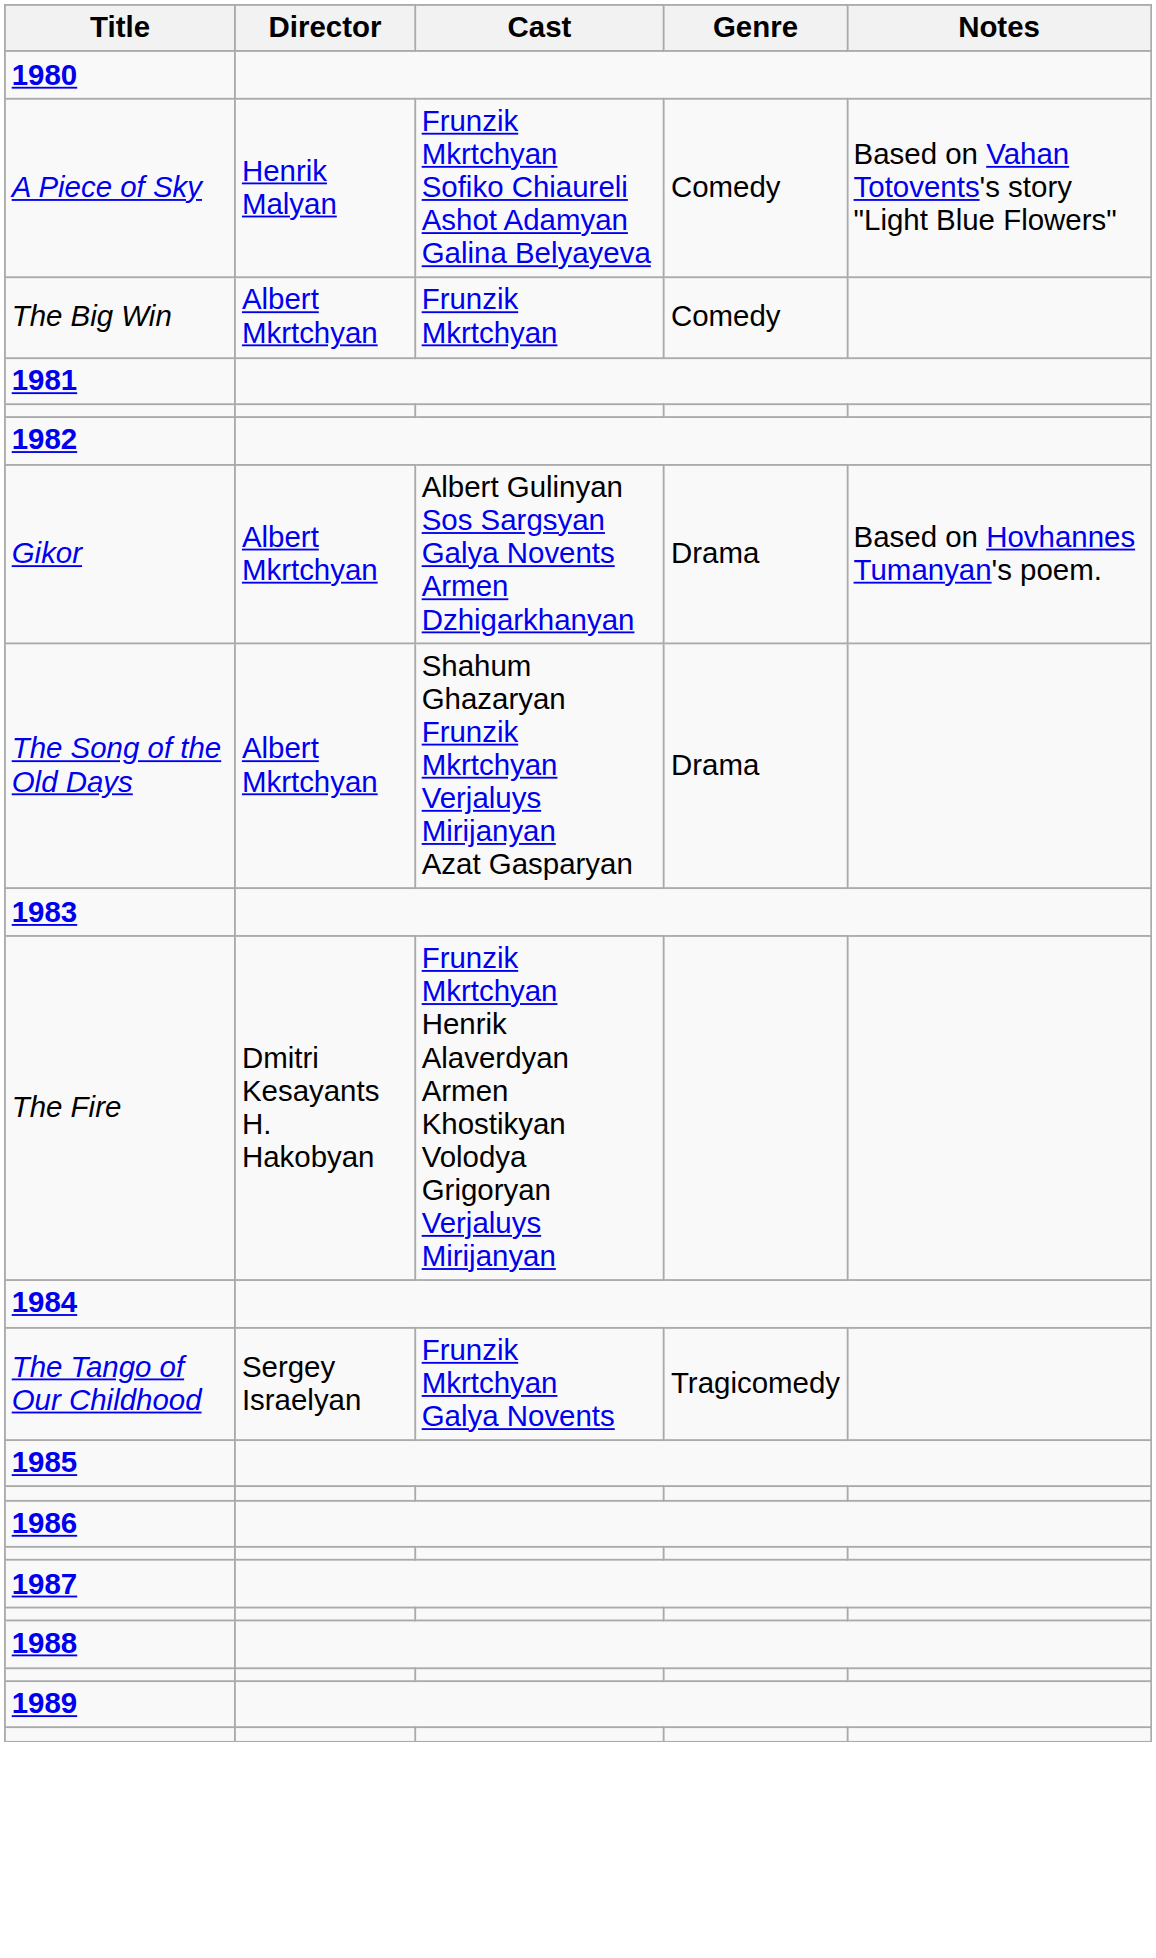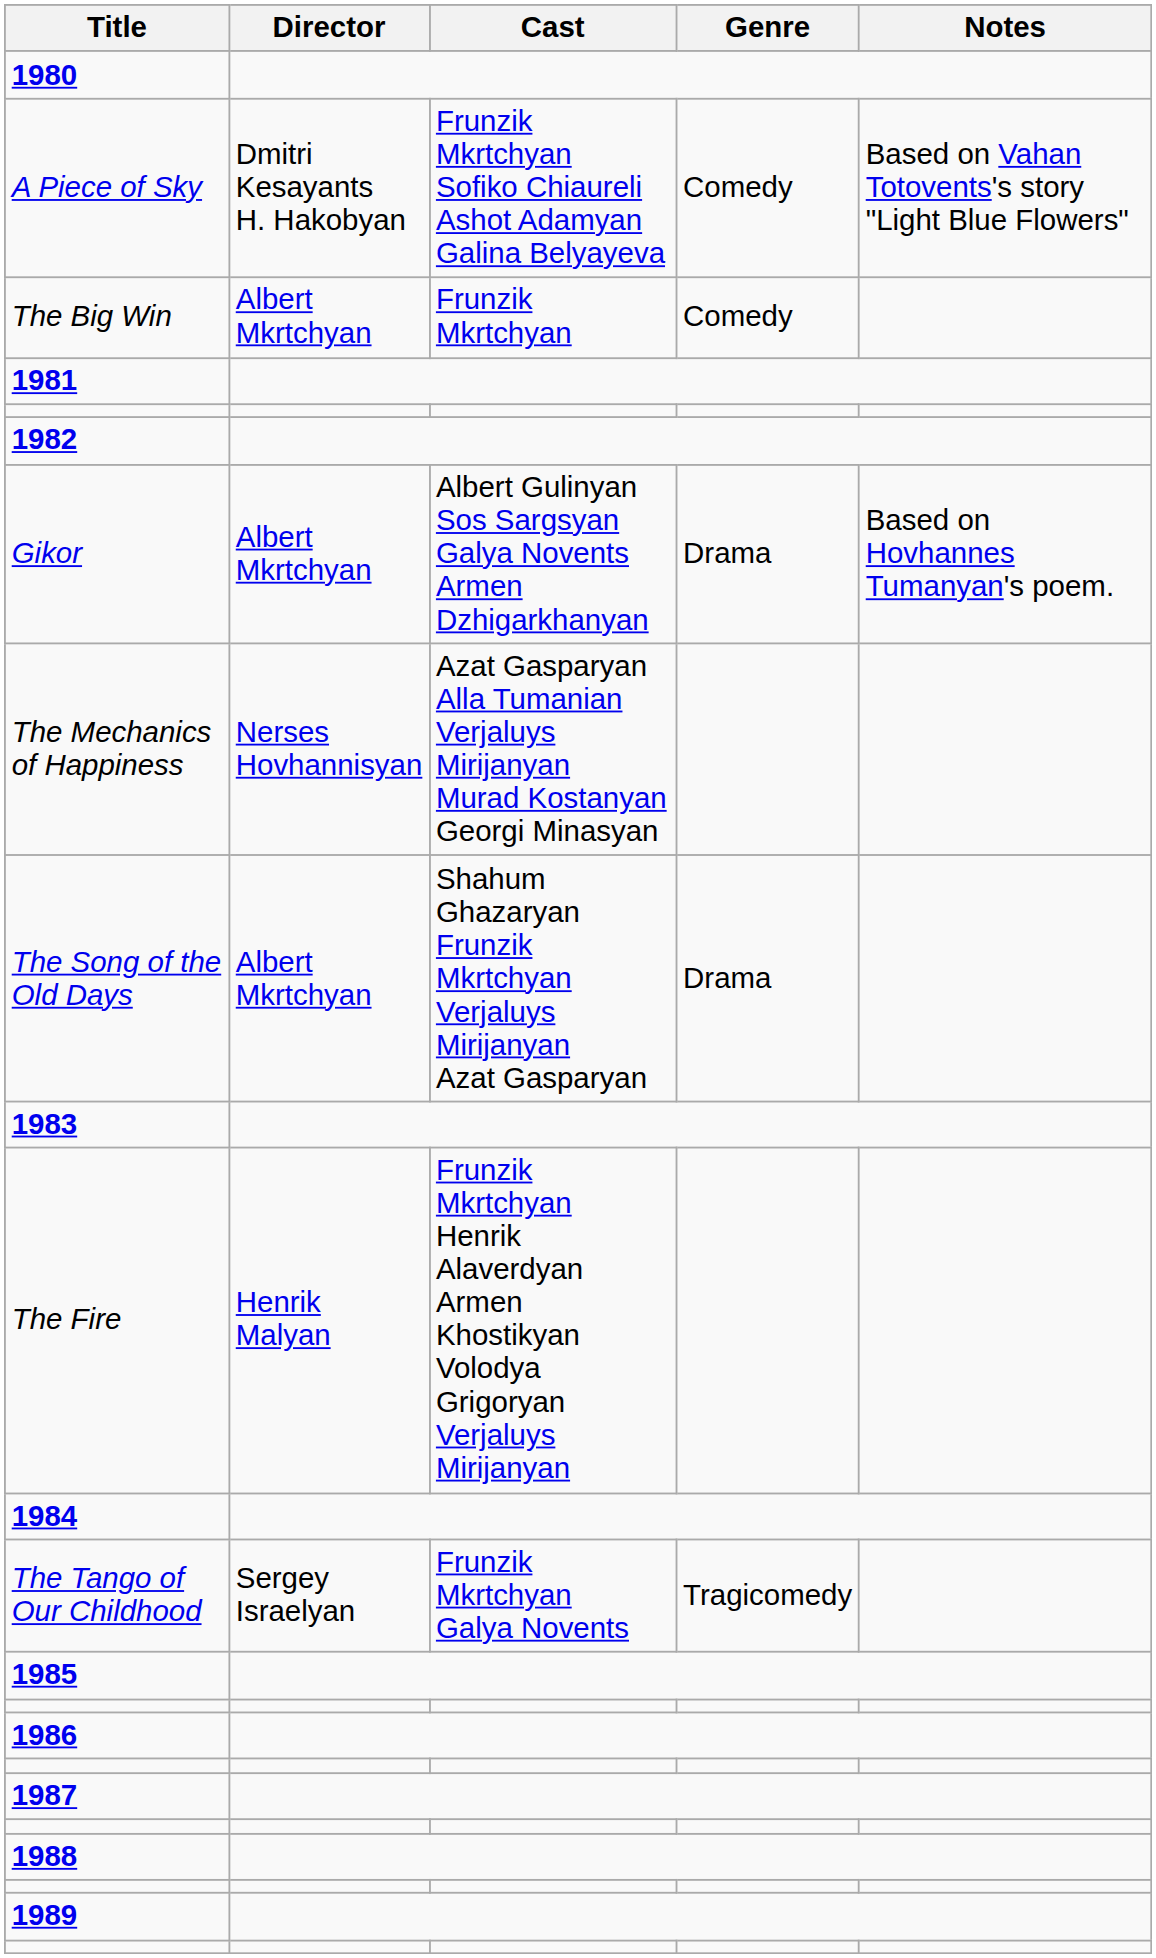(289, 187) Henrik Malyan -> (321, 187) Dmitri Kesayants H. Hakobyan
+ row: (112, 749)
(311, 1107) Dmitri Kesayants H. Hakobyan -> (283, 1319) Henrik Malyan
